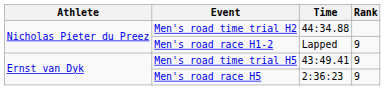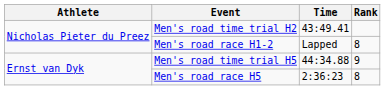(325, 29) 44:34.88 -> (325, 29) 43:49.41
(357, 45) 9 -> (357, 45) 8
(325, 61) 43:49.41 -> (325, 61) 44:34.88
(357, 77) 9 -> (357, 77) 8
